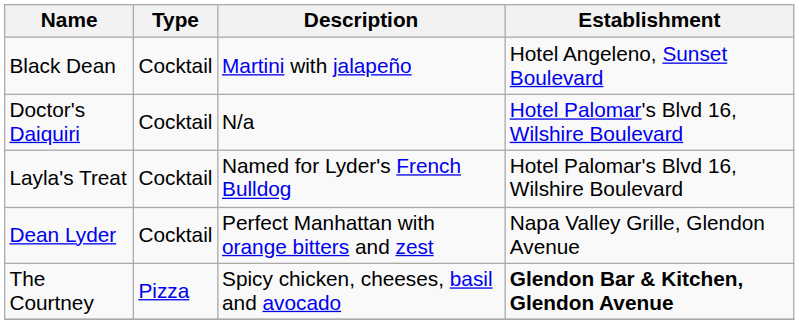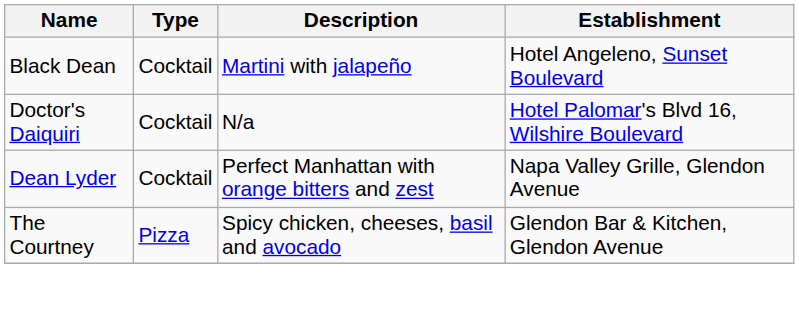- row: (68, 178)
(626, 291) bold -> (618, 234) normal
